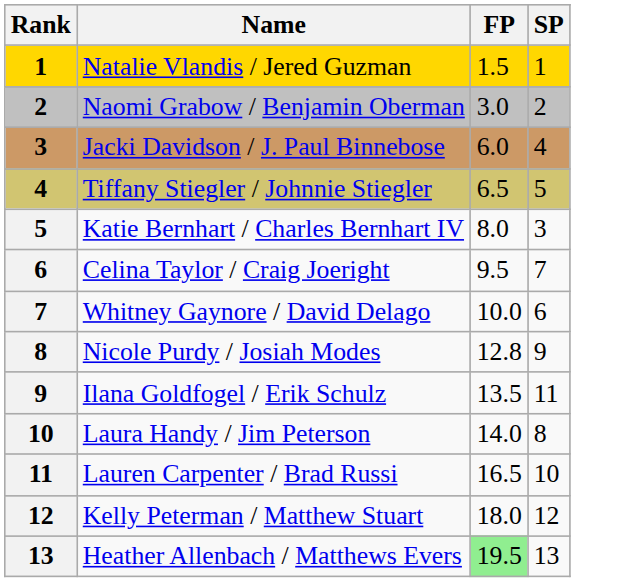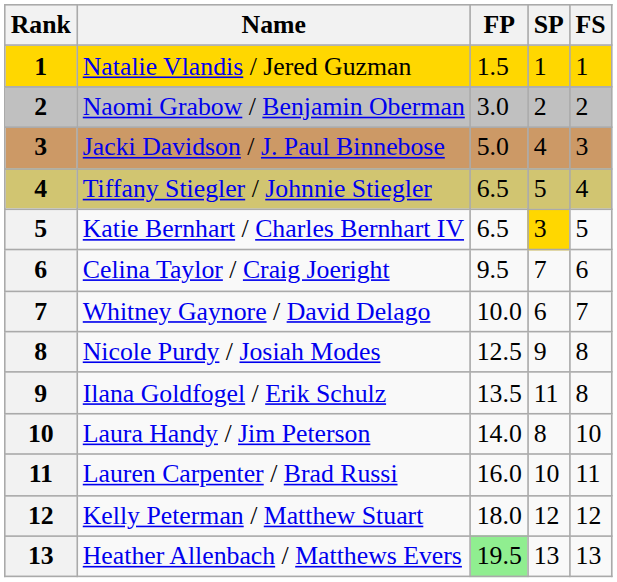+ column: (591, 24)
(493, 147) 6.0 -> (493, 147) 5.0
(493, 229) 8.0 -> (493, 229) 6.5
(540, 229) no background -> (540, 229) gold background
(499, 351) 12.8 -> (499, 351) 12.5
(499, 474) 16.5 -> (499, 474) 16.0
